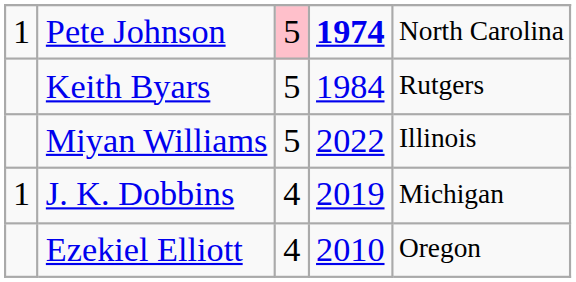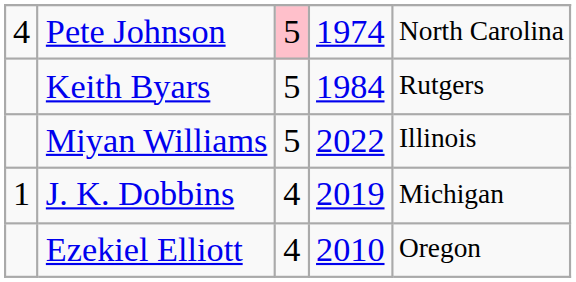(22, 31) 1 -> (22, 31) 4
(350, 31) bold -> (350, 31) normal
